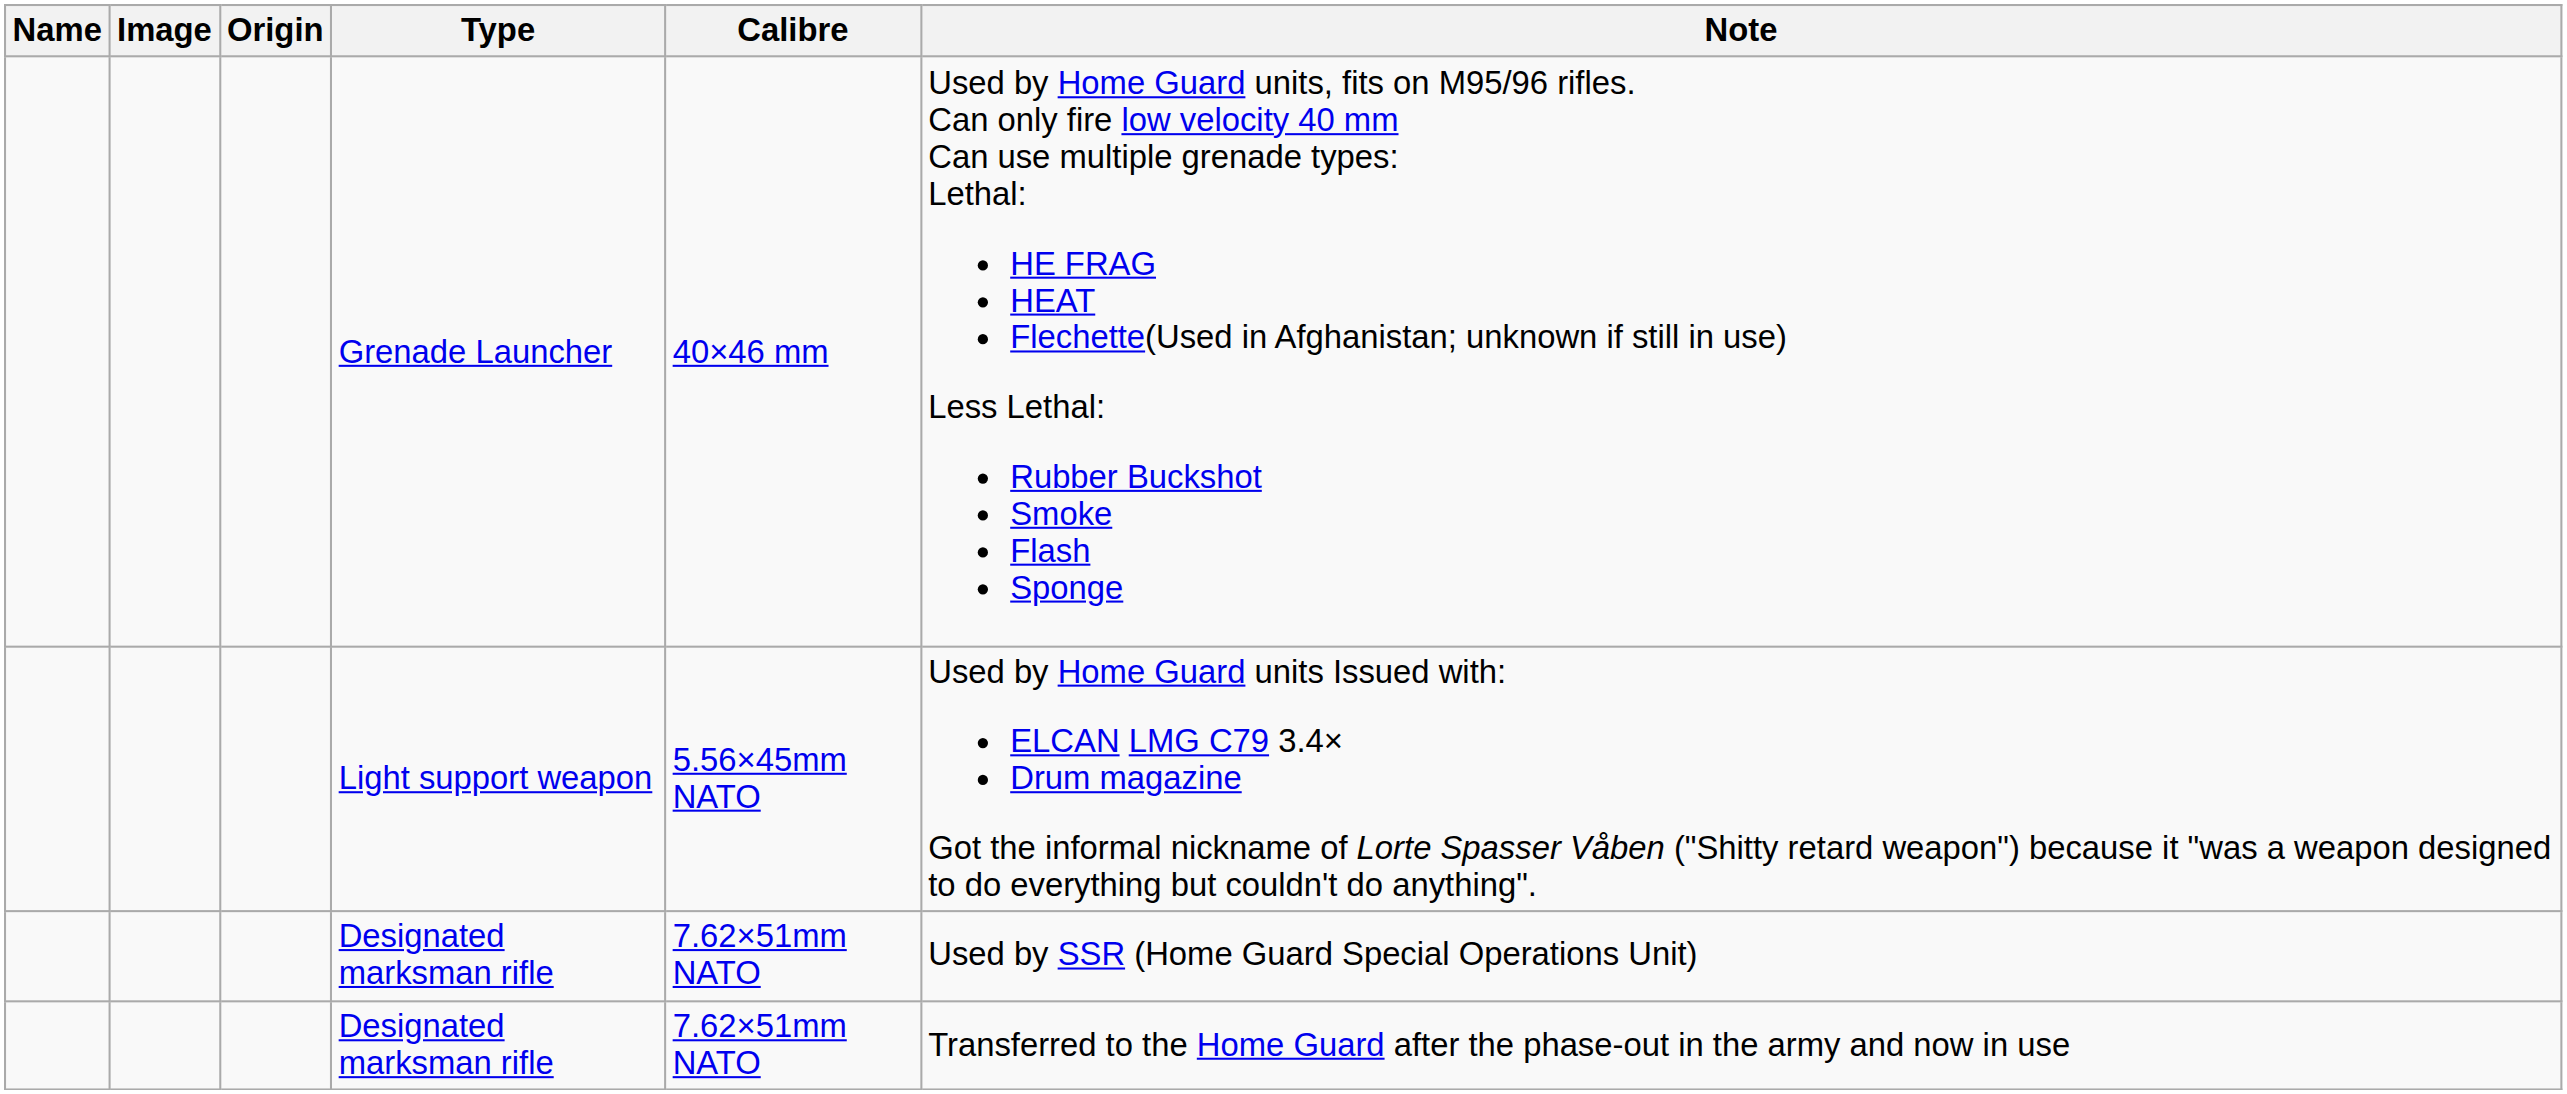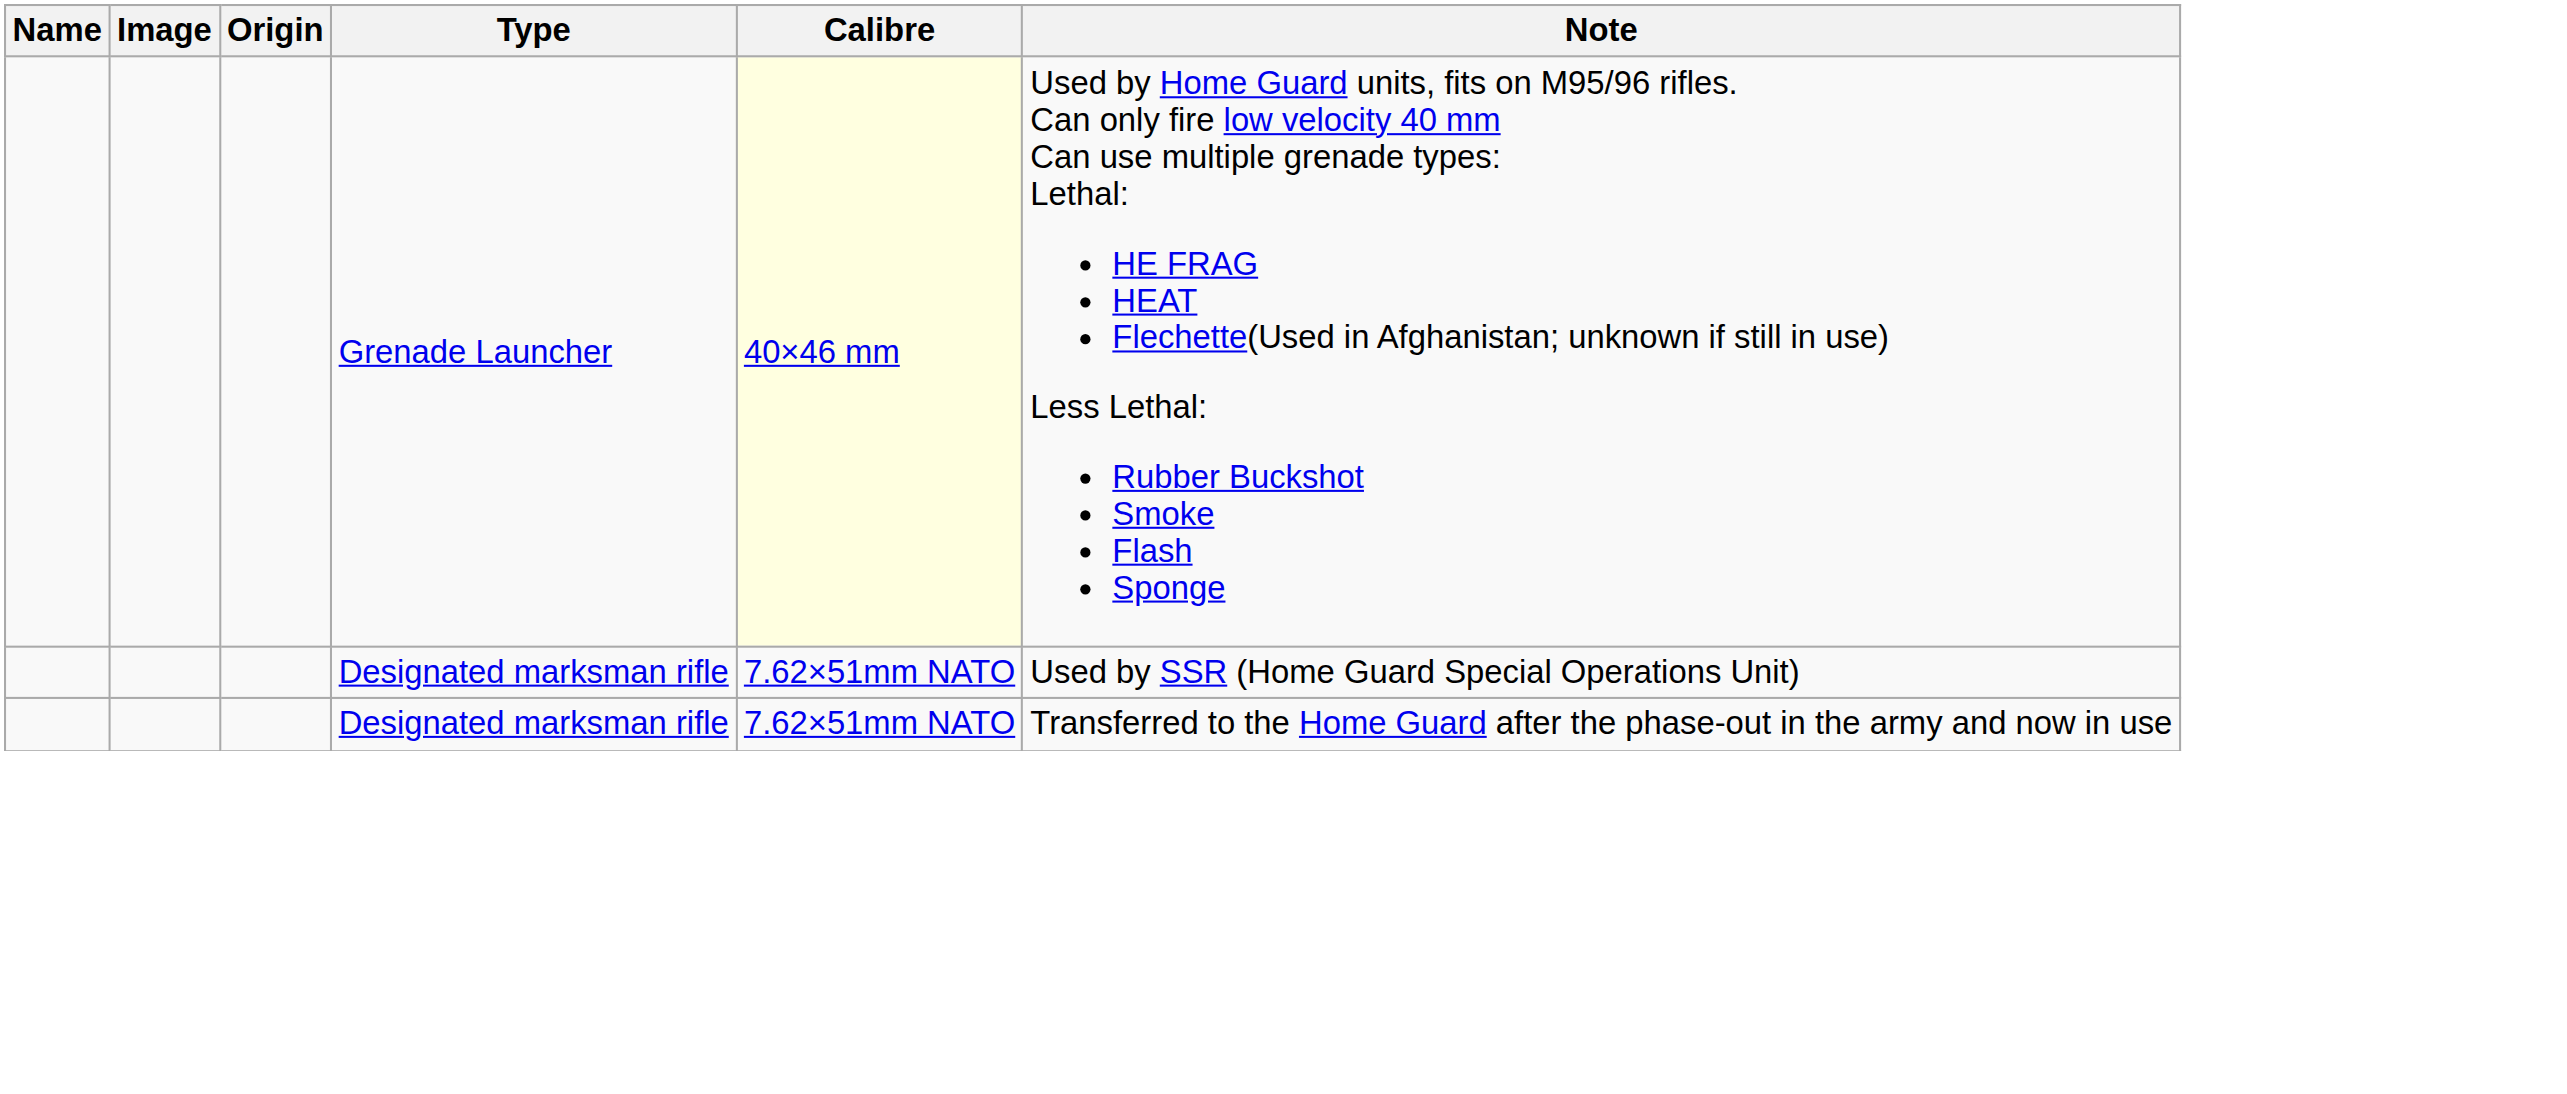(751, 351) no background -> (822, 351) lightyellow background
- row: (57, 779)
